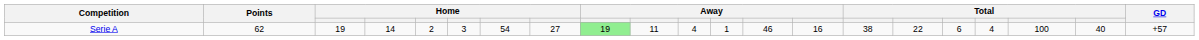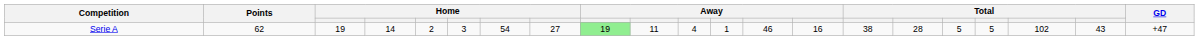(918, 29) 22 -> (918, 29) 28
(959, 29) 6 -> (959, 29) 5
(992, 29) 4 -> (992, 29) 5
(1042, 29) 100 -> (1042, 29) 102
(1100, 29) 40 -> (1100, 29) 43
(1160, 29) +57 -> (1160, 29) +47
